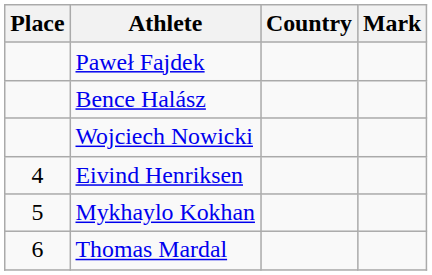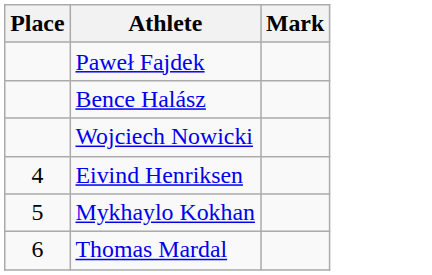- column: (309, 23)
